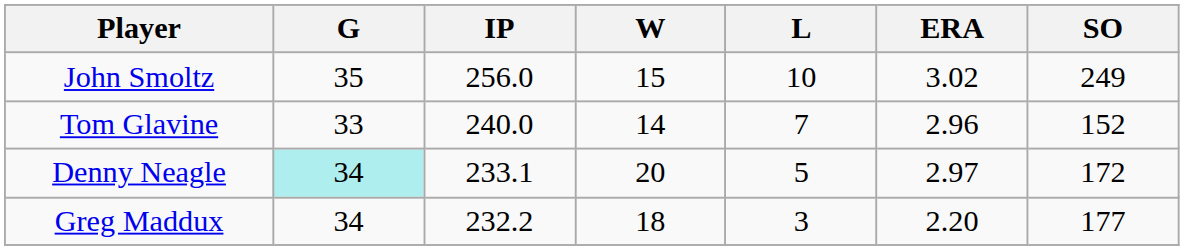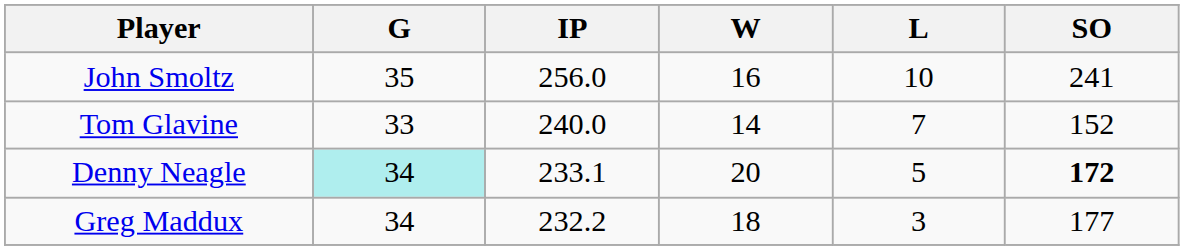- column: (952, 28)
(650, 76) 15 -> (746, 76) 16
(1103, 76) 249 -> (1092, 76) 241
(1103, 172) normal -> (1092, 172) bold
